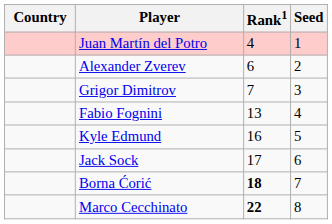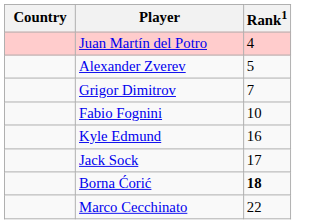- column: (309, 18)
(251, 66) 6 -> (251, 66) 5
(254, 113) 13 -> (254, 113) 10
(254, 206) bold -> (254, 206) normal
